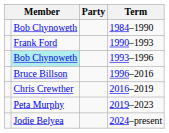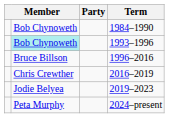- row: (131, 43)
(39, 105) Peta Murphy -> (39, 89) Jodie Belyea
(39, 120) Jodie Belyea -> (39, 105) Peta Murphy
